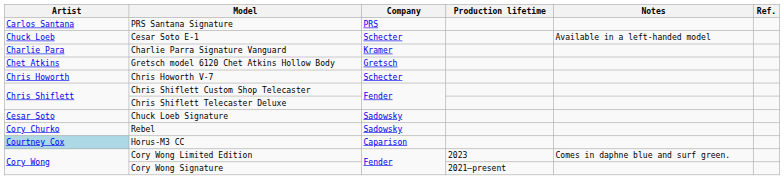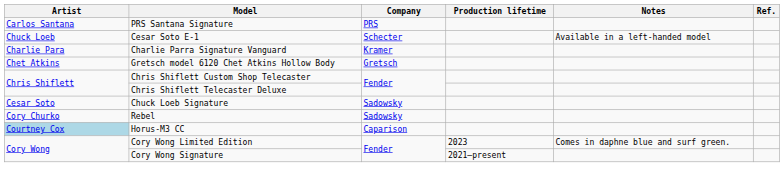- row: (172, 77)
